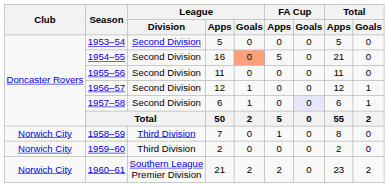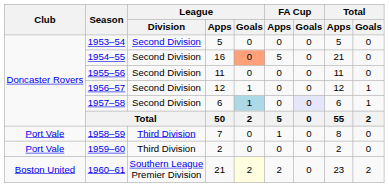(249, 103) no background -> (249, 103) lightblue background
(45, 133) Norwich City -> (45, 133) Port Vale
(45, 149) Norwich City -> (45, 149) Port Vale
(45, 169) Norwich City -> (45, 169) Boston United
(249, 169) no background -> (249, 169) lightyellow background
